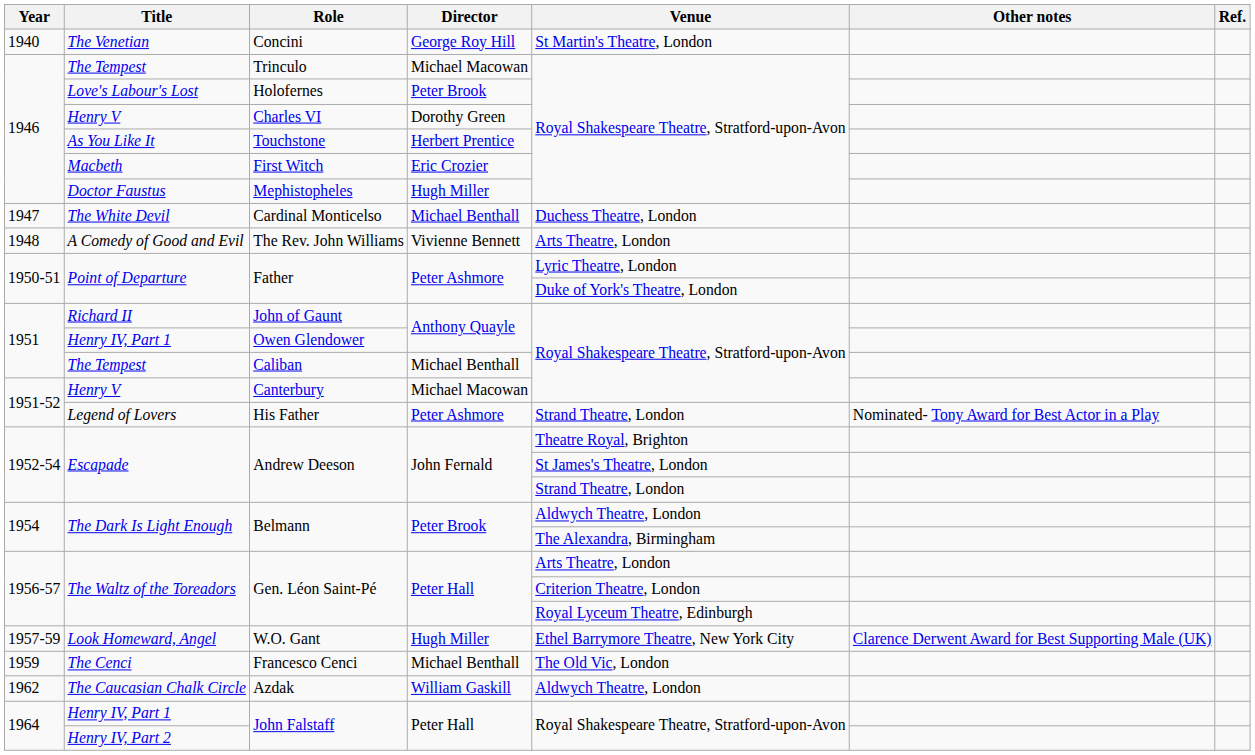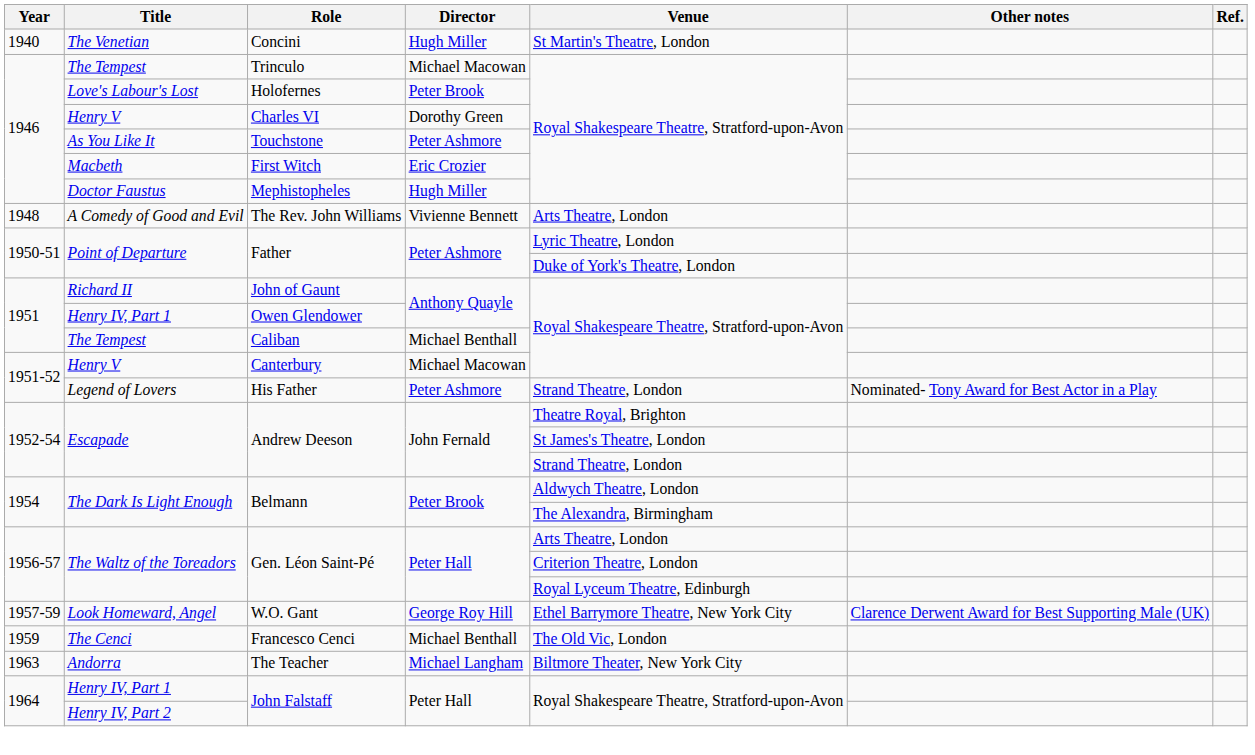(463, 41) George Roy Hill -> (448, 41) Hugh Miller
(463, 141) Herbert Prentice -> (455, 141) Peter Ashmore
- row: (119, 215)
(450, 638) Hugh Miller -> (461, 613) George Roy Hill
- row: (157, 688)
+ row: (94, 663)
